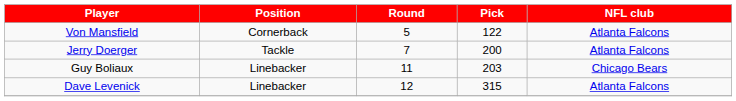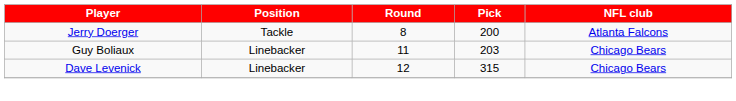- row: (102, 31)
(407, 50) 7 -> (403, 31) 8
(629, 86) Atlanta Falcons -> (628, 68) Chicago Bears
